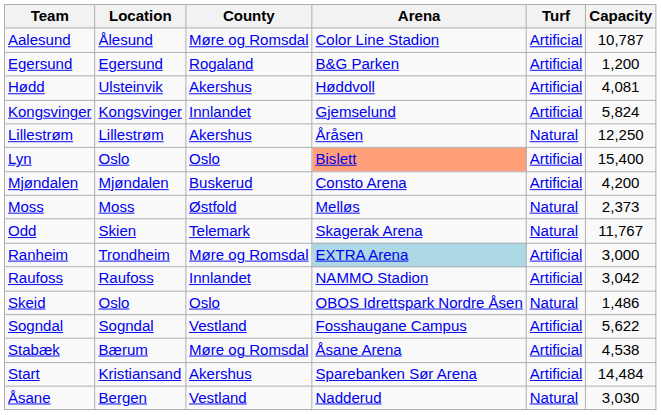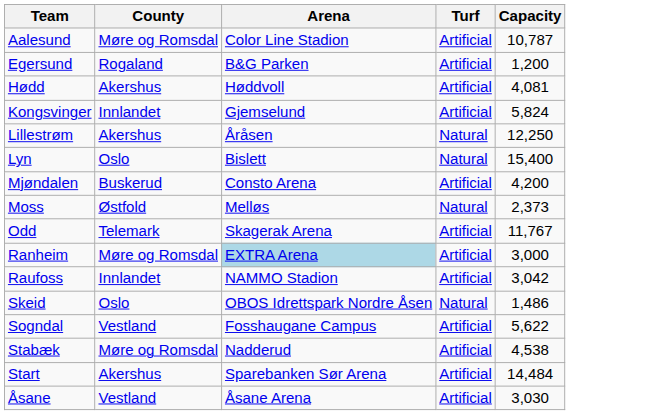- column: (140, 16)
(336, 159) lightsalmon background -> (245, 159) no background
(556, 159) Artificial -> (463, 159) Natural
(554, 231) Natural -> (466, 231) Artificial
(359, 350) Åsane Arena -> (258, 350) Nadderud
(349, 398) Nadderud -> (268, 398) Åsane Arena
(554, 398) Natural -> (466, 398) Artificial
